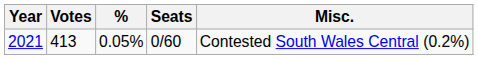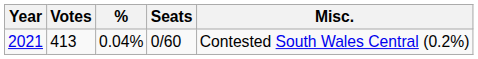(121, 41) 0.05% -> (121, 41) 0.04%
